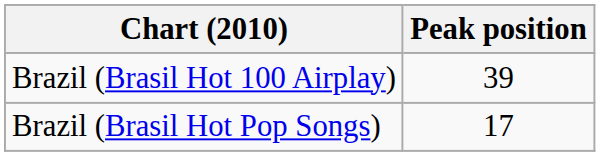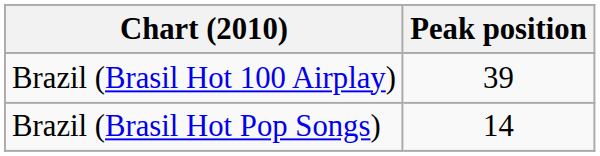(498, 126) 17 -> (498, 126) 14
